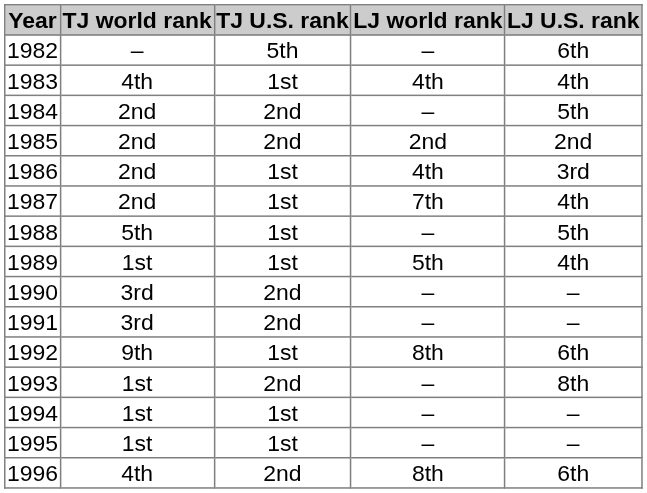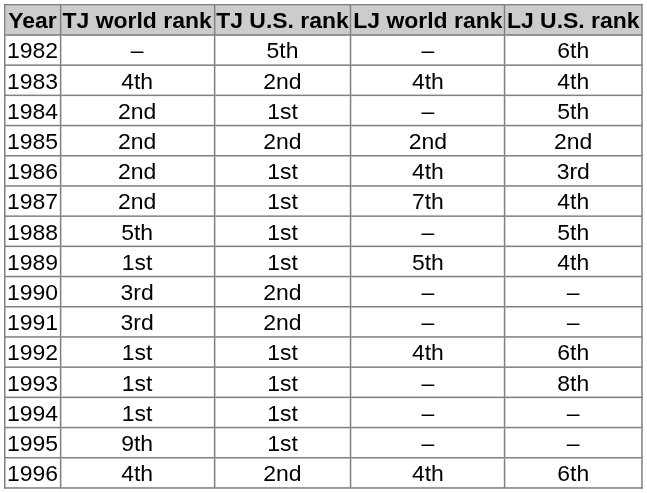(282, 80) 1st -> (283, 80) 2nd
(283, 110) 2nd -> (282, 110) 1st
(137, 352) 9th -> (137, 352) 1st
(428, 352) 8th -> (428, 352) 4th
(283, 382) 2nd -> (282, 382) 1st
(137, 443) 1st -> (137, 443) 9th
(428, 473) 8th -> (428, 473) 4th
